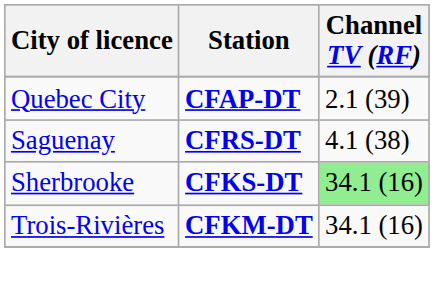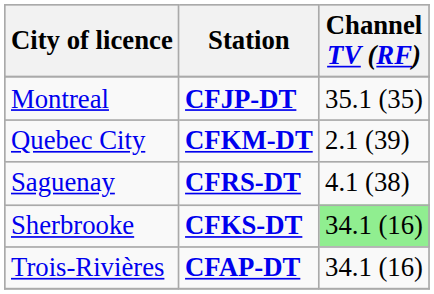+ row: (60, 98)
(243, 98) CFAP-DT -> (249, 140) CFKM-DT
(249, 225) CFKM-DT -> (243, 267) CFAP-DT
